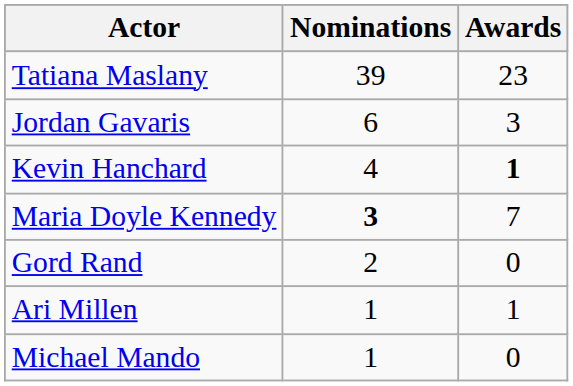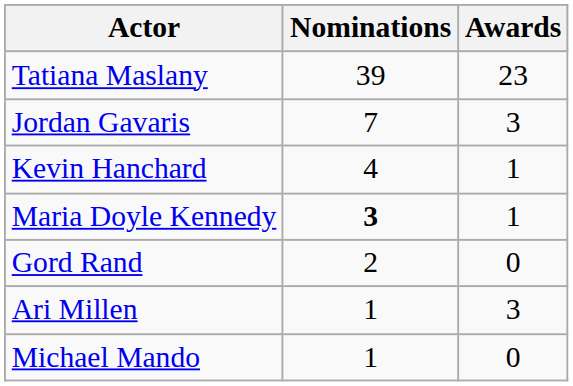(371, 121) 6 -> (371, 121) 7
(513, 168) bold -> (513, 168) normal
(513, 215) 7 -> (513, 215) 1
(513, 309) 1 -> (513, 309) 3
